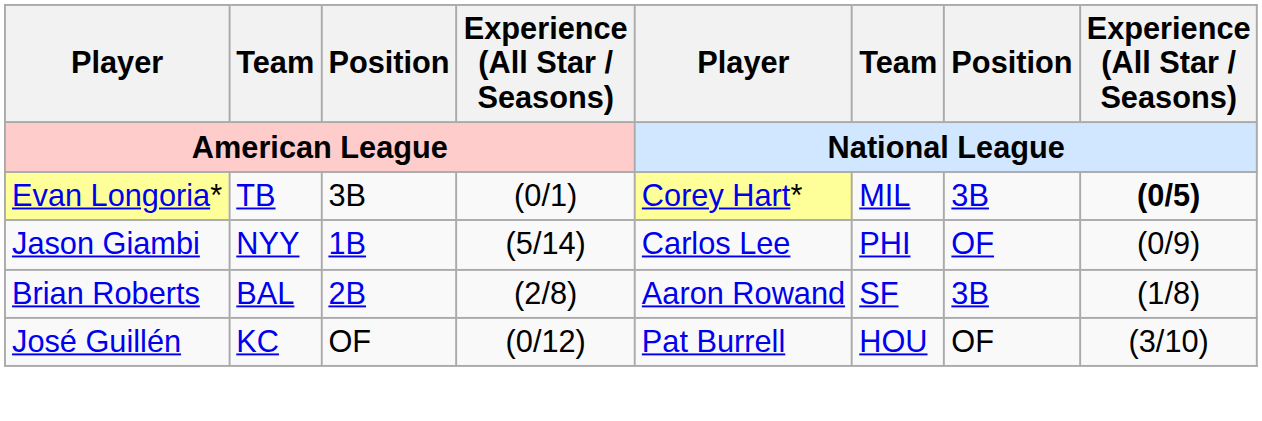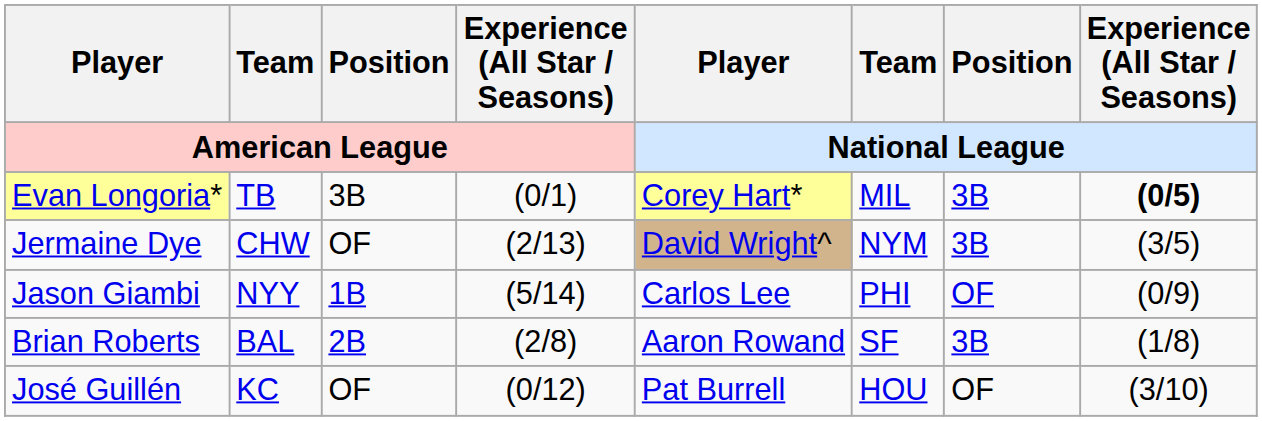+ row: (107, 244)
